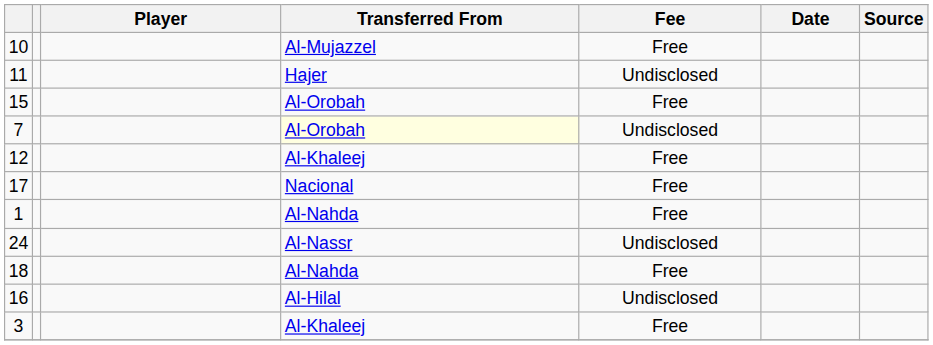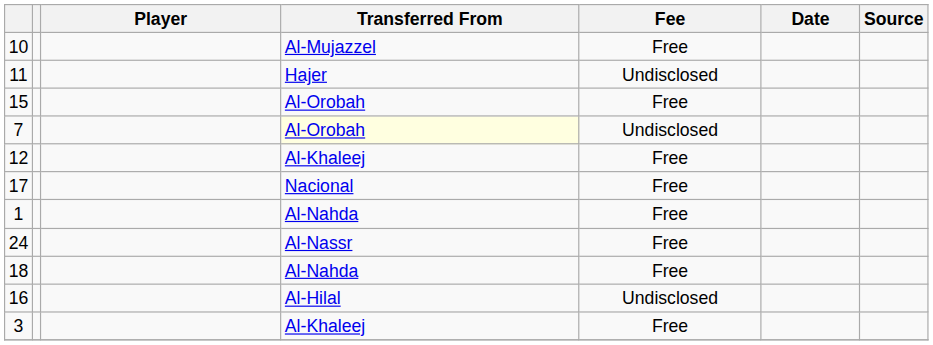(670, 242) Undisclosed -> (670, 242) Free
